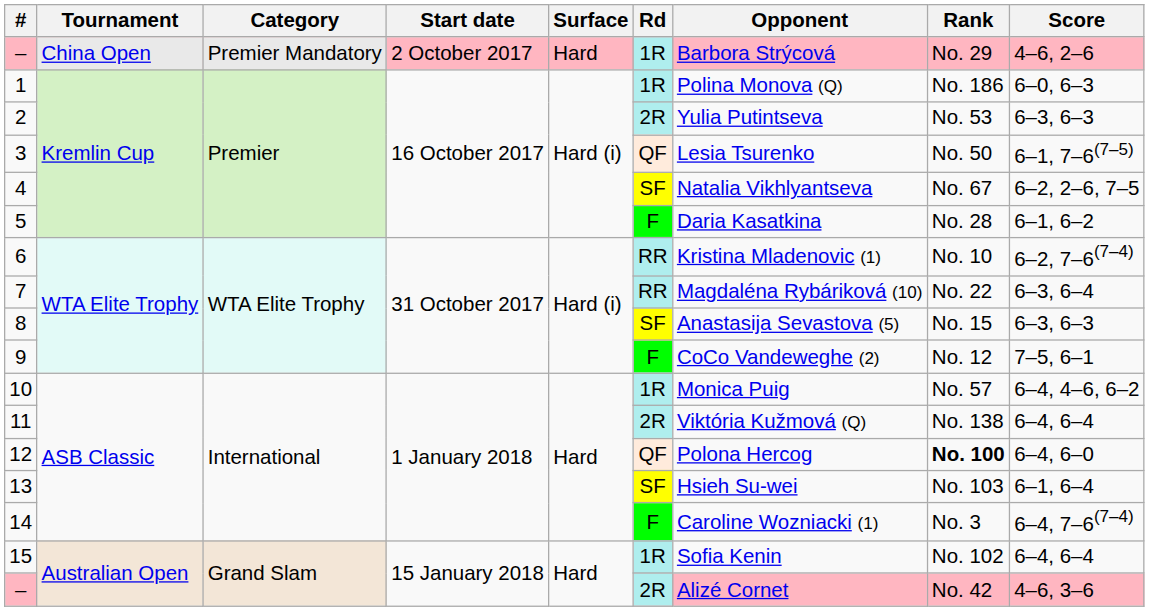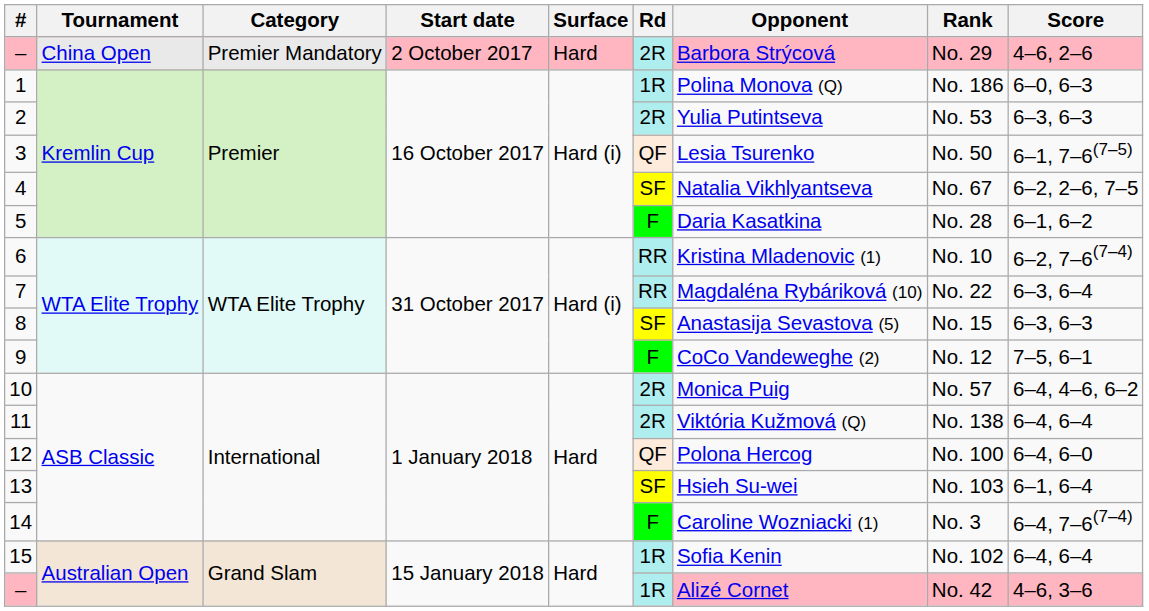(653, 53) 1R -> (653, 53) 2R
(653, 389) 1R -> (653, 389) 2R
(968, 454) bold -> (968, 454) normal
(653, 589) 2R -> (653, 589) 1R
